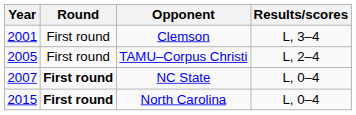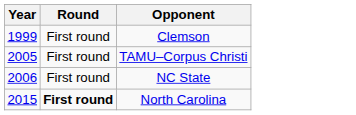- column: (301, 15)
(22, 36) 2001 -> (22, 36) 1999
(22, 78) 2007 -> (22, 78) 2006
(78, 78) bold -> (78, 78) normal
